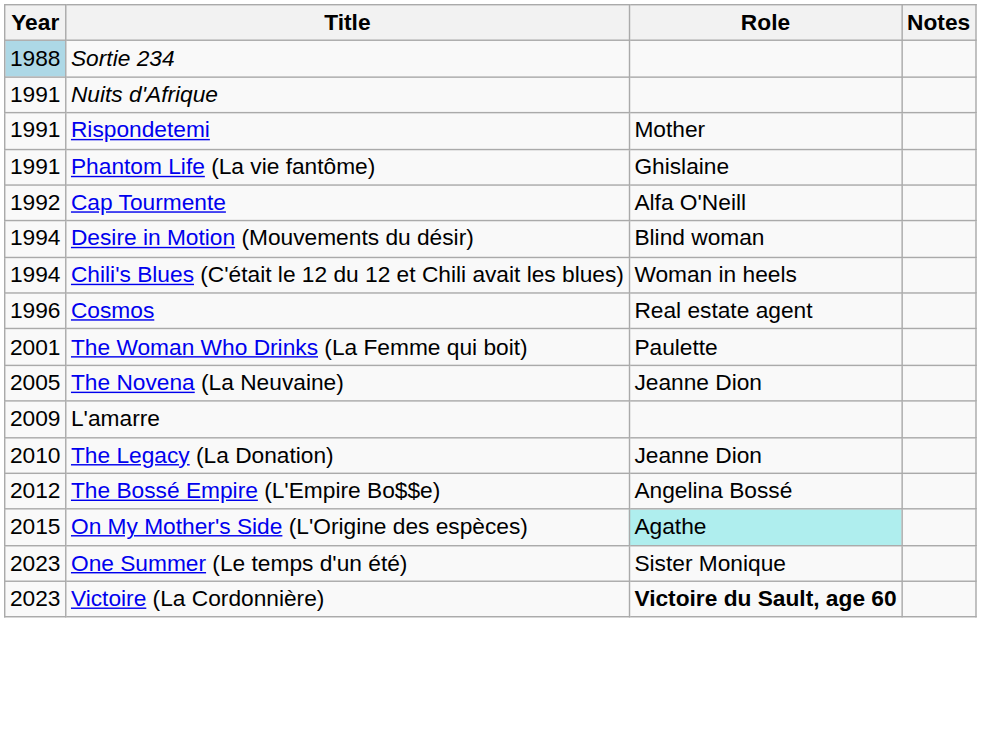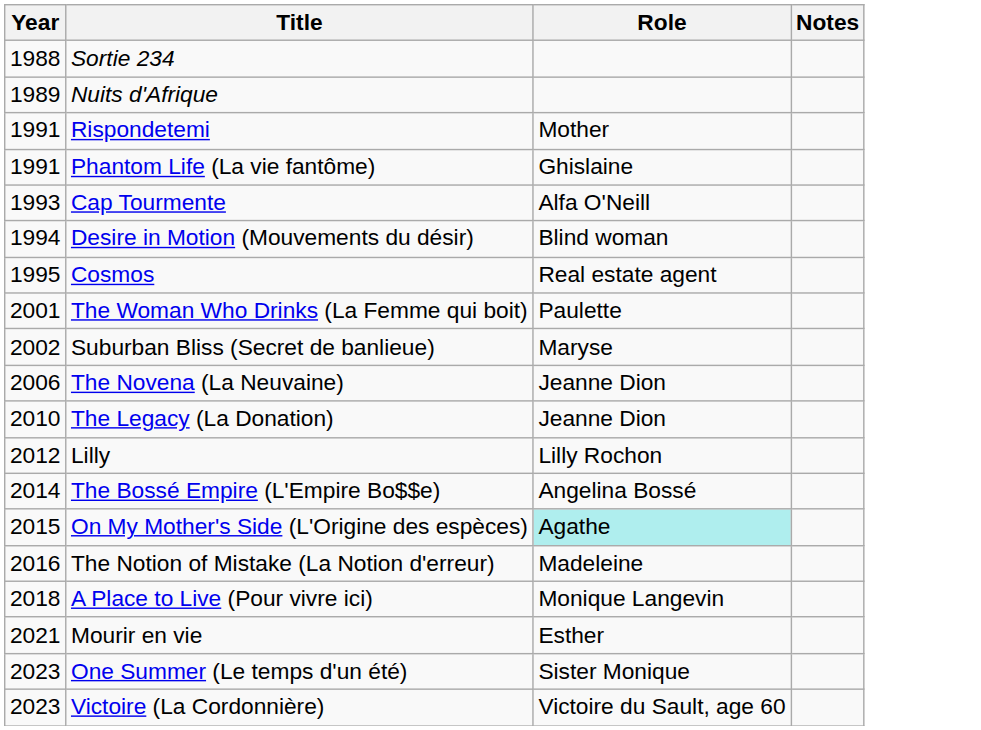(35, 58) lightblue background -> (35, 58) no background
(35, 94) 1991 -> (35, 94) 1989
(35, 202) 1992 -> (35, 202) 1993
- row: (347, 274)
(35, 310) 1996 -> (35, 274) 1995
+ row: (253, 346)
(35, 382) 2005 -> (35, 382) 2006
- row: (115, 418)
+ row: (91, 454)
(35, 490) 2012 -> (35, 490) 2014
+ row: (283, 563)
+ row: (222, 599)
+ row: (137, 635)
(765, 599) bold -> (662, 707) normal
